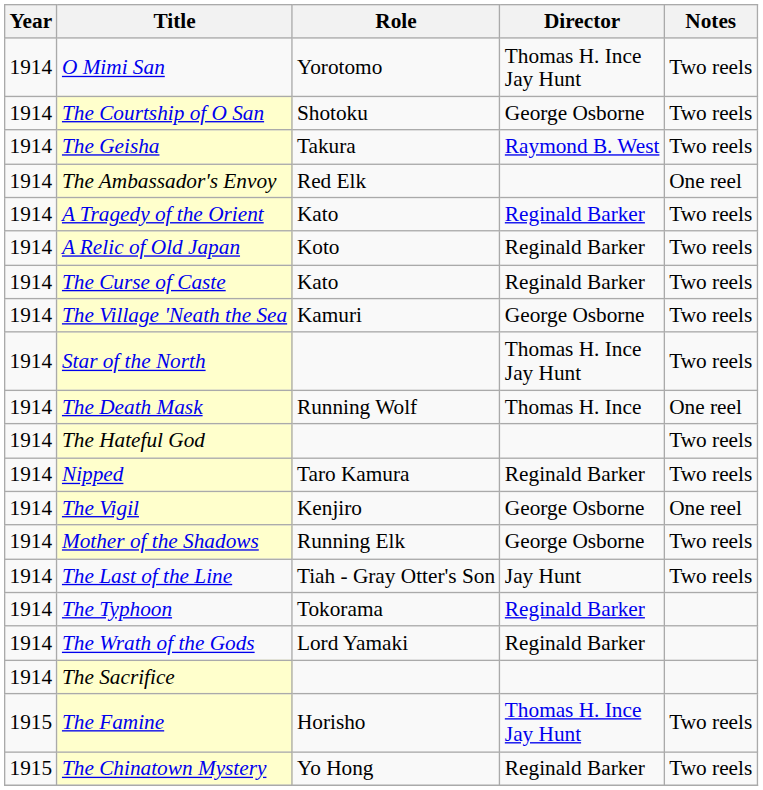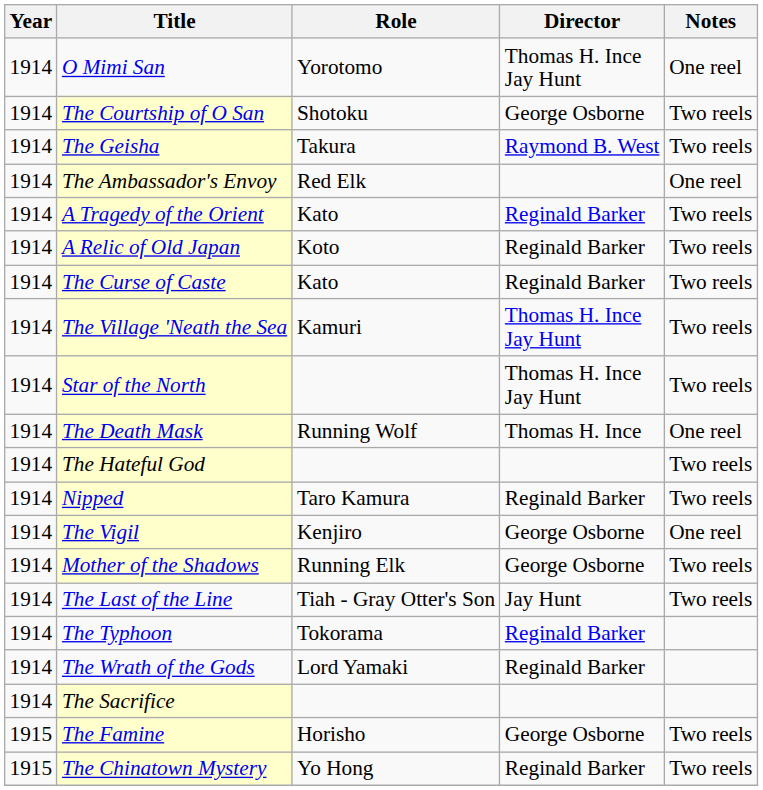(711, 67) Two reels -> (706, 67) One reel
(575, 315) George Osborne -> (573, 327) Thomas H. Ince Jay Hunt
(573, 722) Thomas H. Ince Jay Hunt -> (575, 734) George Osborne
